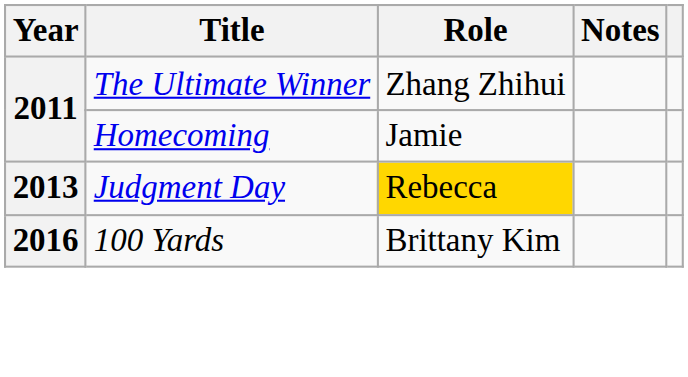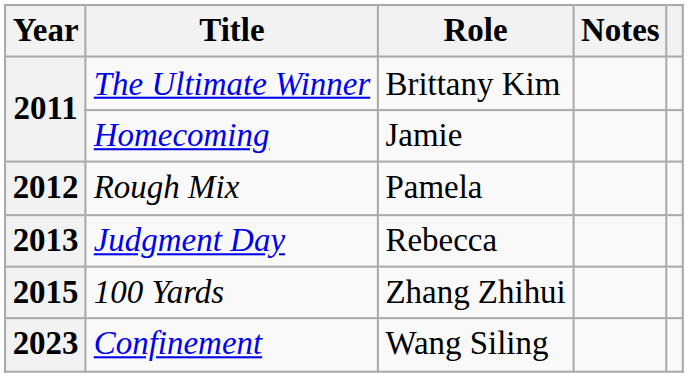(476, 82) Zhang Zhihui -> (473, 82) Brittany Kim
+ row: (167, 187)
(441, 187) gold background -> (441, 239) no background
(46, 239) 2016 -> (46, 291) 2015
(473, 239) Brittany Kim -> (476, 291) Zhang Zhihui
+ row: (178, 344)
